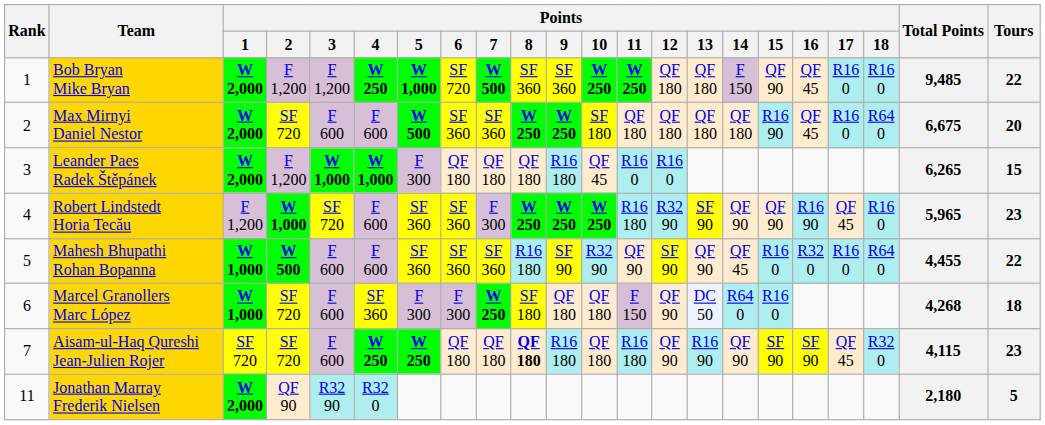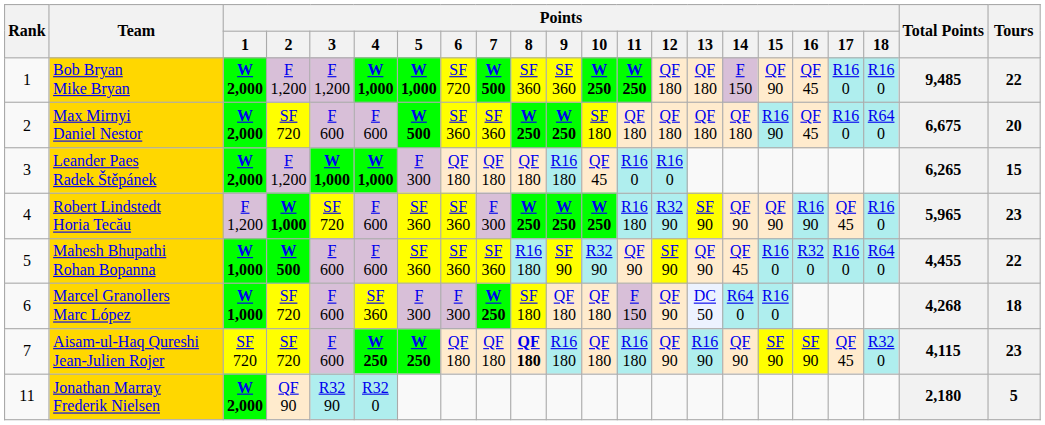(375, 80) W 250 -> (375, 80) W 1,000
